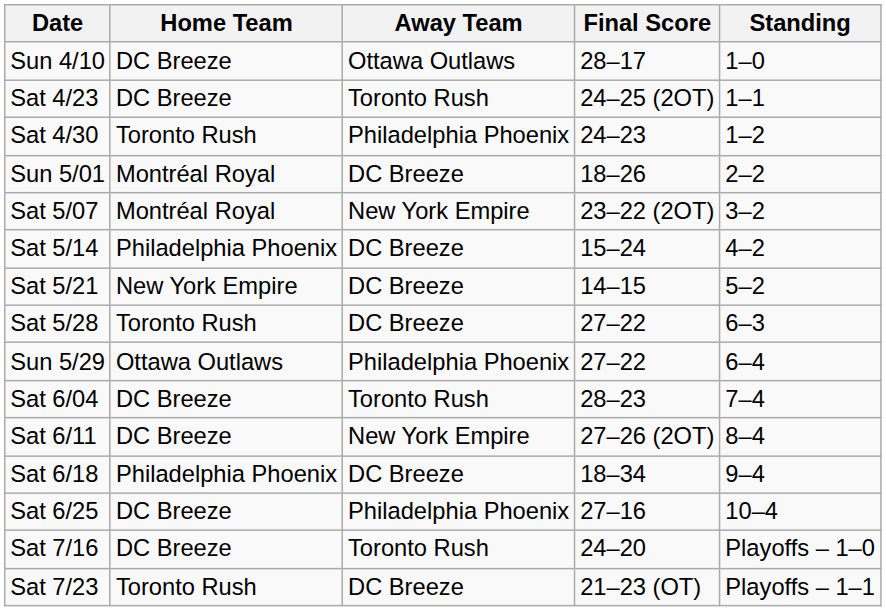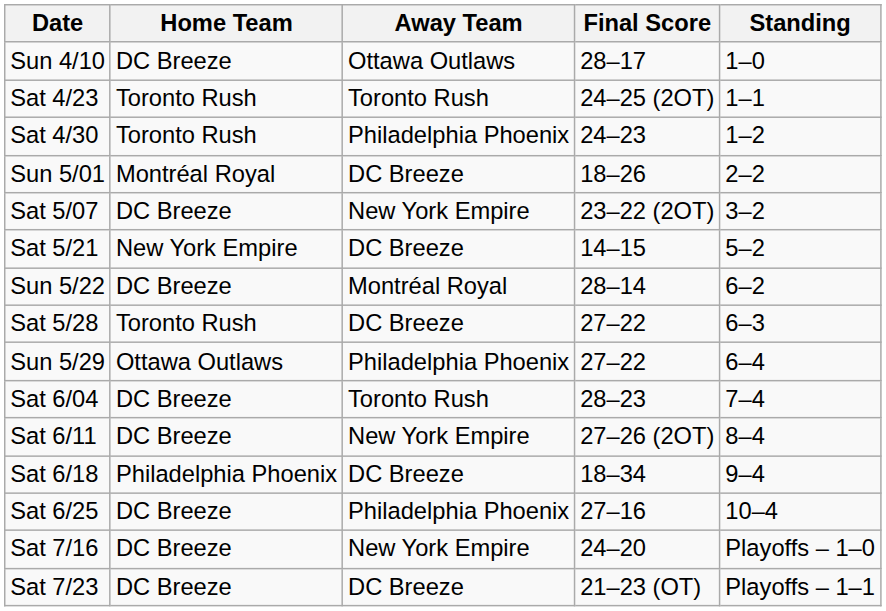(174, 98) DC Breeze -> (186, 98) Toronto Rush
(196, 211) Montréal Royal -> (174, 211) DC Breeze
- row: (54, 248)
+ row: (58, 286)
(418, 549) Toronto Rush -> (439, 549) New York Empire
(186, 586) Toronto Rush -> (174, 586) DC Breeze
